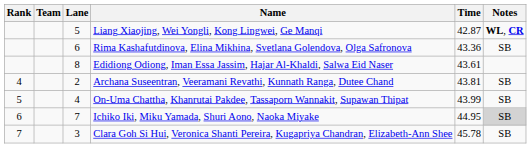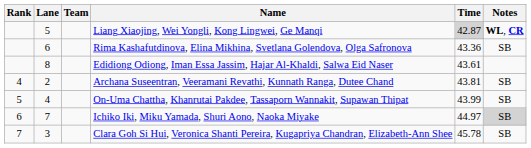columns swapped: (77, 13) <-> (48, 13)
(469, 30) no background -> (469, 30) lightgrey background
(469, 117) 44.95 -> (469, 117) 44.97
